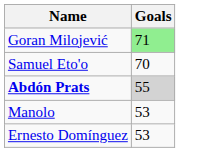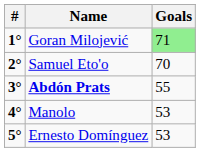+ column: (15, 16)
(142, 87) lightgrey background -> (163, 87) no background
